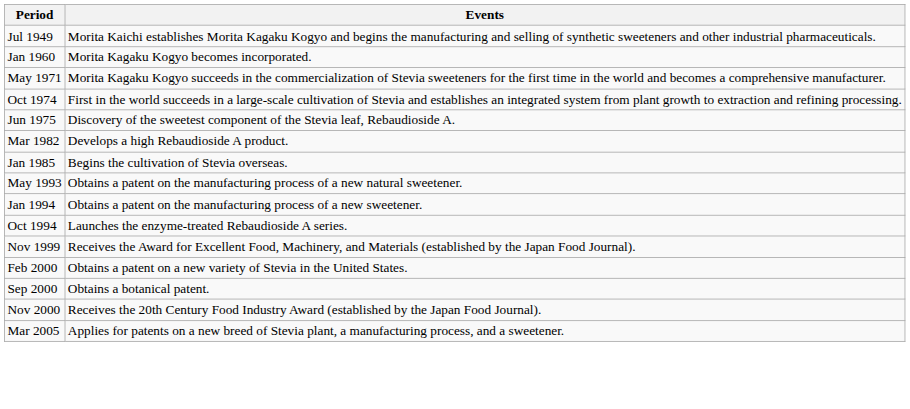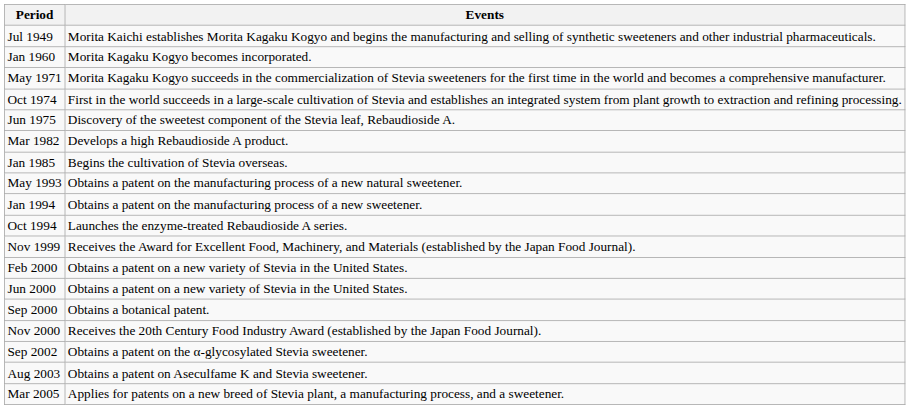+ row: (32, 288)
+ row: (32, 352)
+ row: (34, 373)
